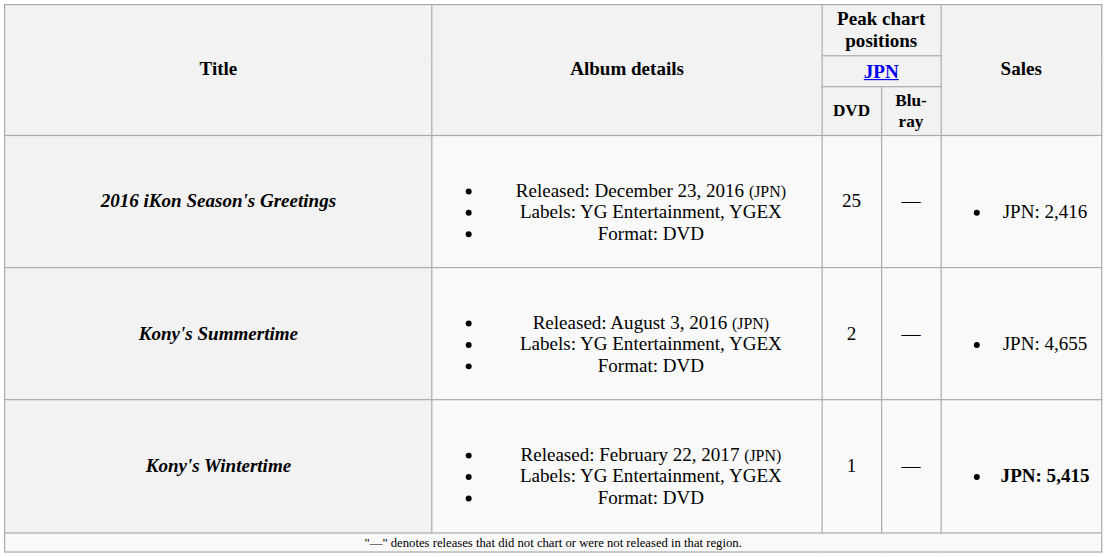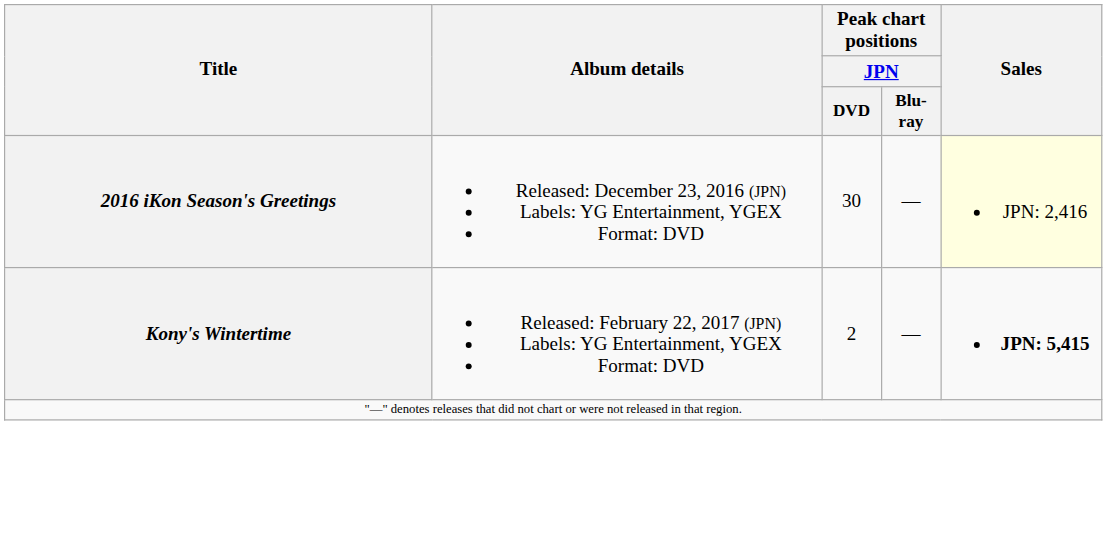(852, 201) 25 -> (852, 201) 30
(1021, 212) no background -> (1021, 212) lightyellow background
- row: (218, 333)
(852, 466) 1 -> (852, 333) 2
